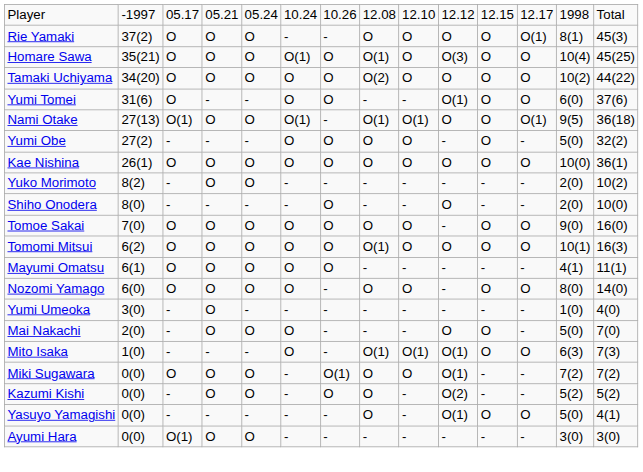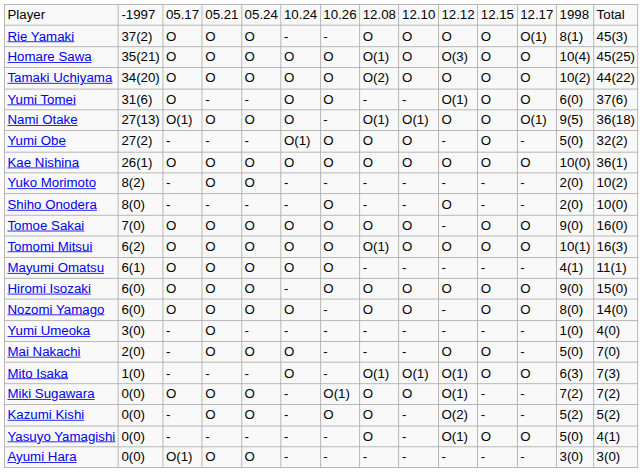(297, 57) O(1) -> (289, 57) O
(297, 120) O(1) -> (289, 120) O
(289, 141) O -> (297, 141) O(1)
+ row: (49, 288)
